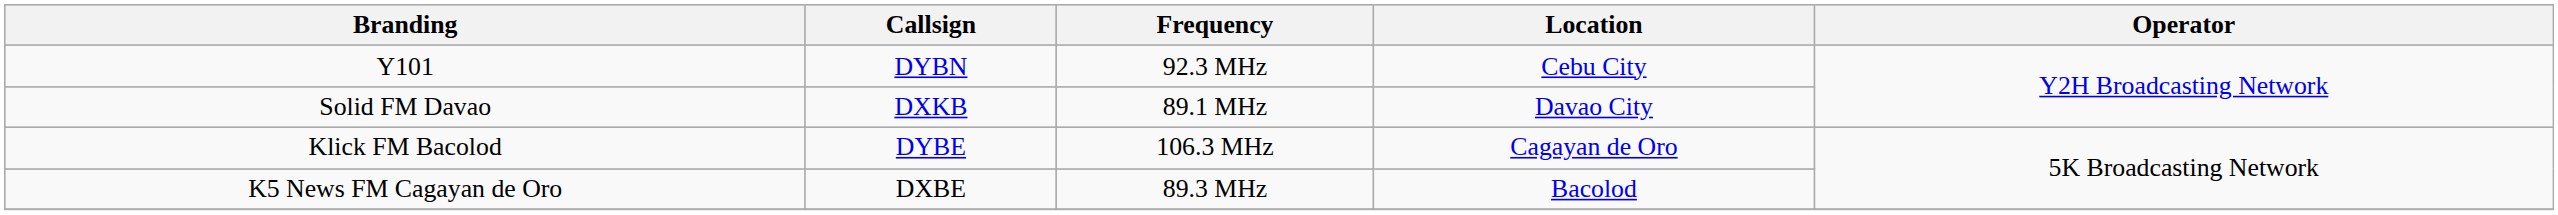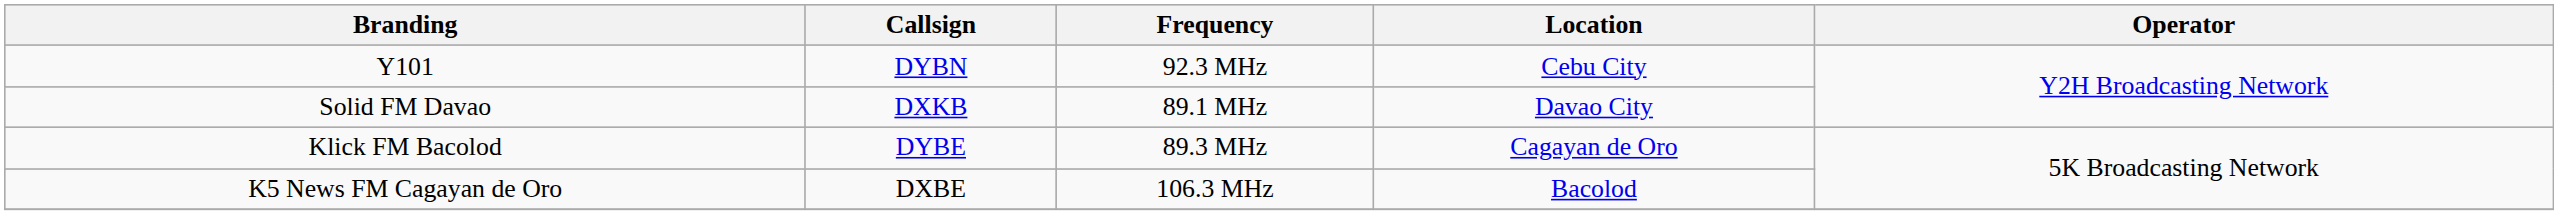(1215, 147) 106.3 MHz -> (1215, 147) 89.3 MHz
(1215, 188) 89.3 MHz -> (1215, 188) 106.3 MHz
